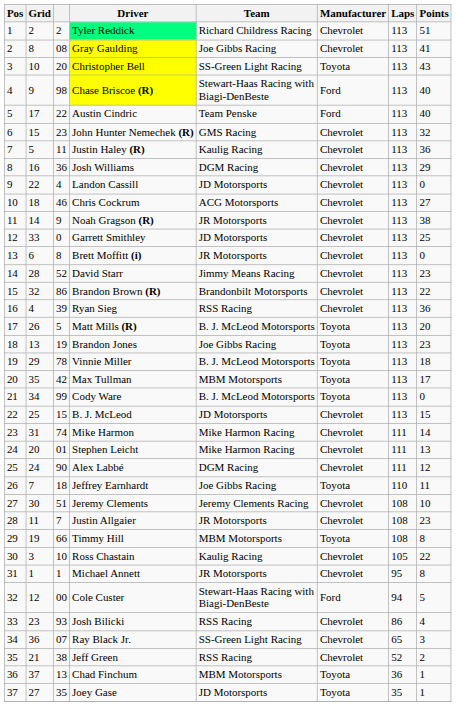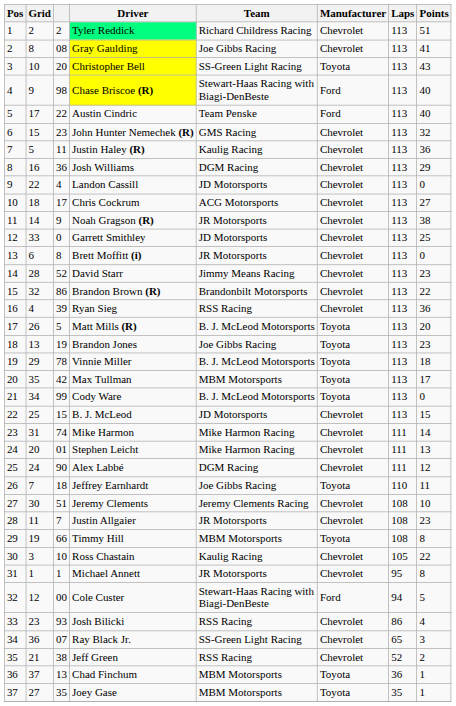(62, 202) 46 -> (62, 202) 17
(233, 692) JD Motorsports -> (240, 692) MBM Motorsports
